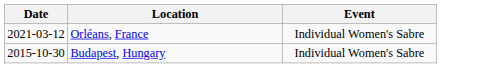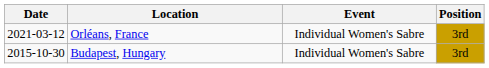+ column: (460, 14)
